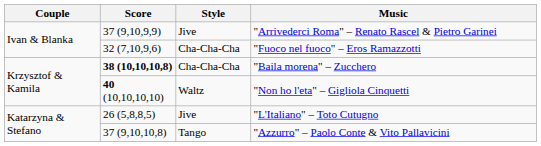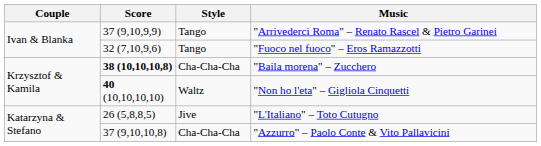(187, 31) Jive -> (192, 31) Tango
(209, 48) Cha-Cha-Cha -> (192, 48) Tango
(192, 132) Tango -> (209, 132) Cha-Cha-Cha
